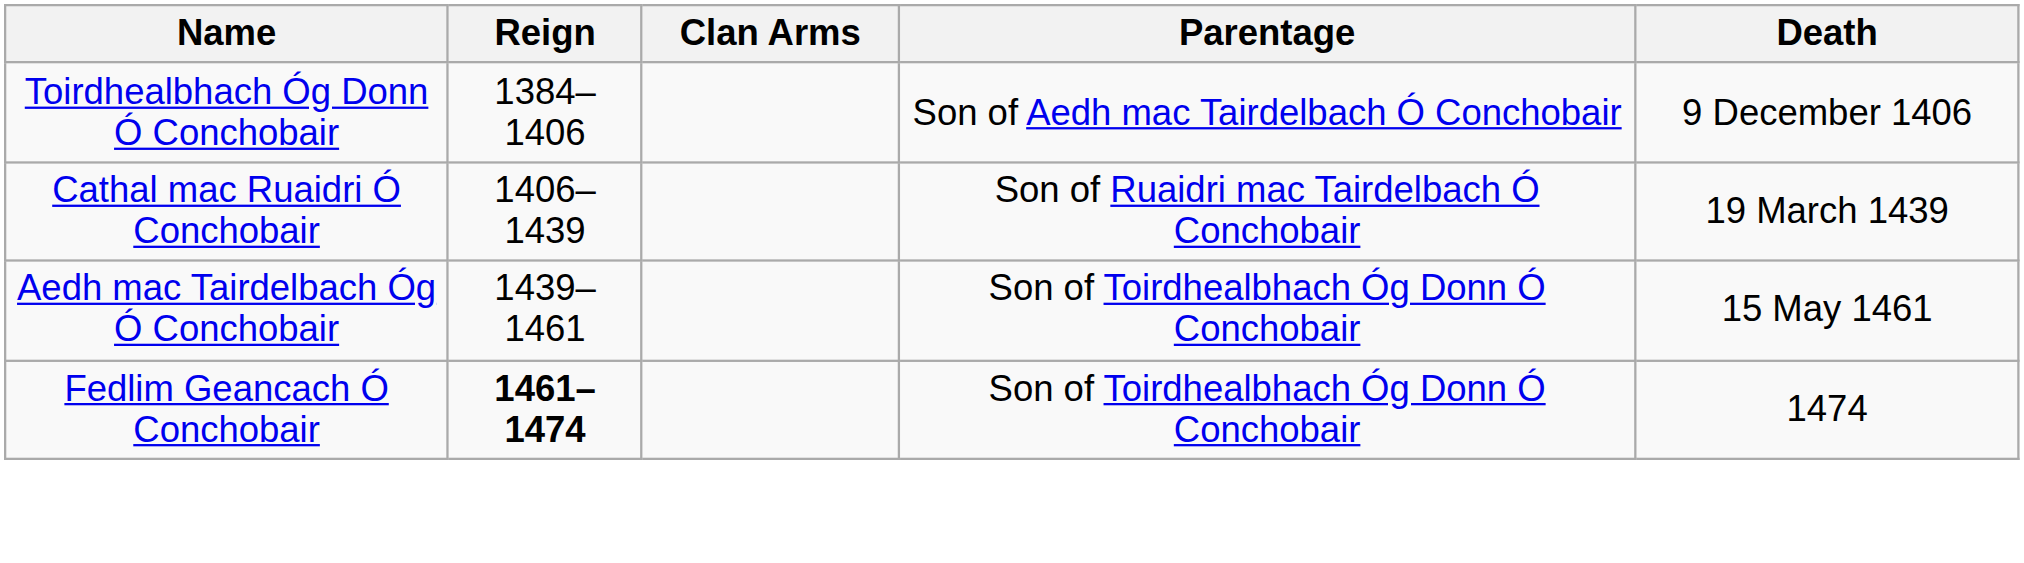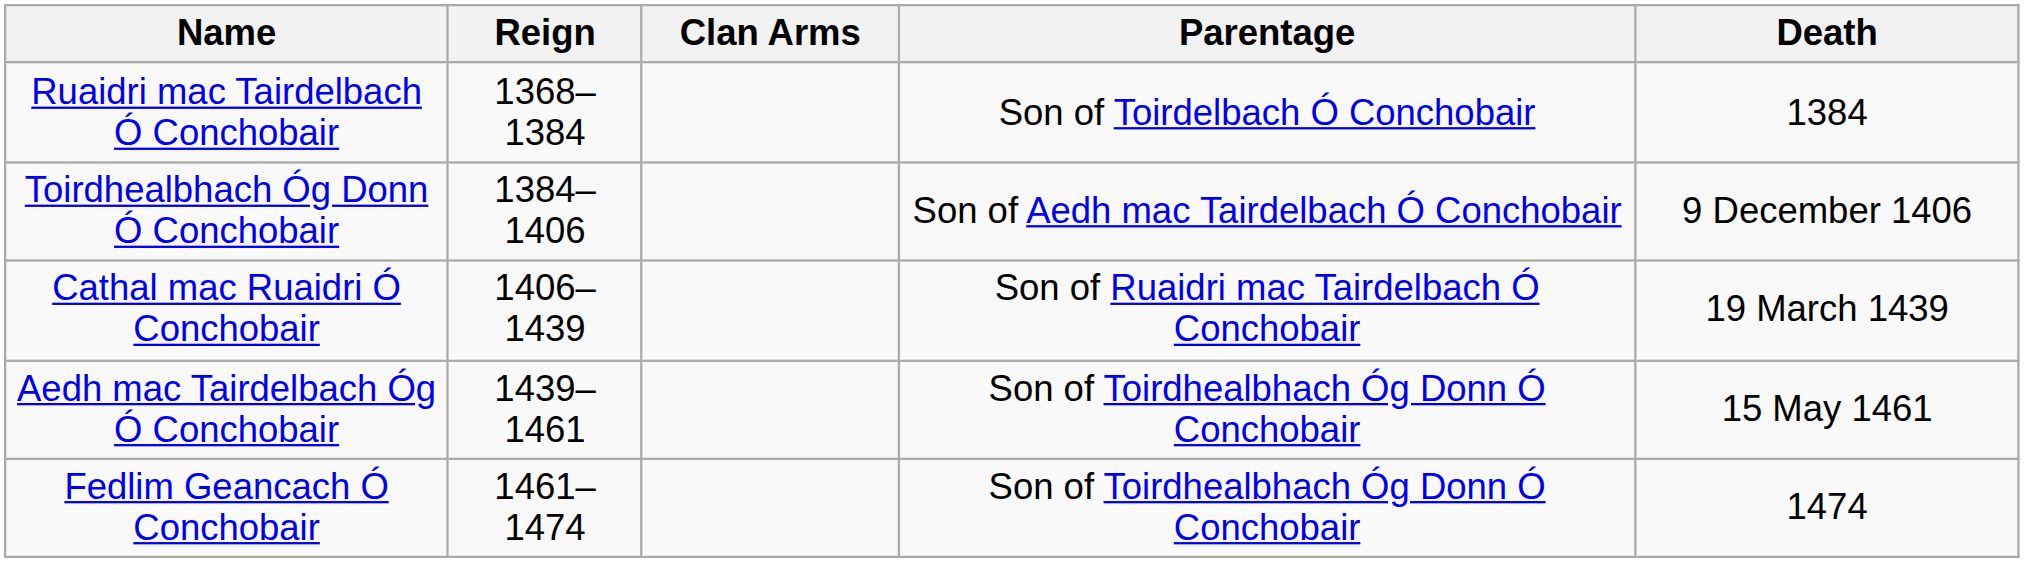+ row: (227, 111)
(545, 408) bold -> (545, 507) normal
